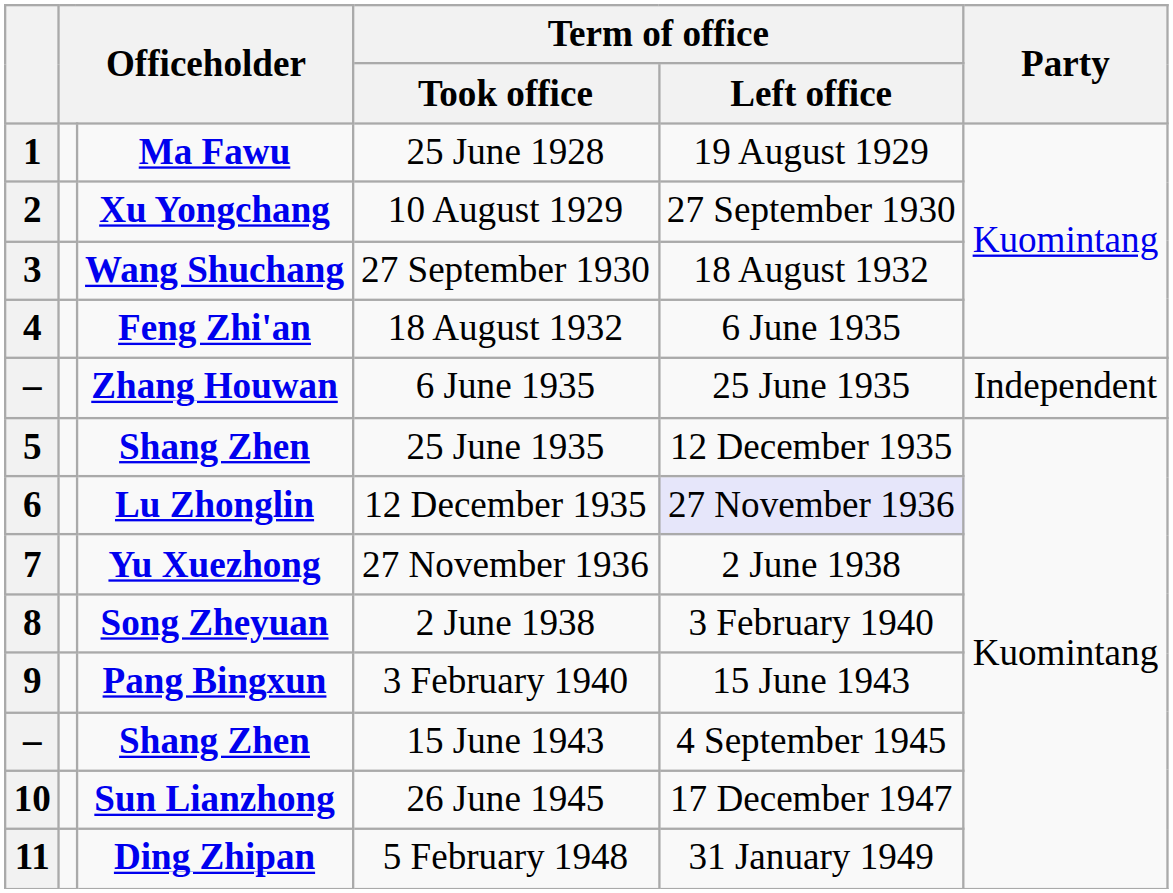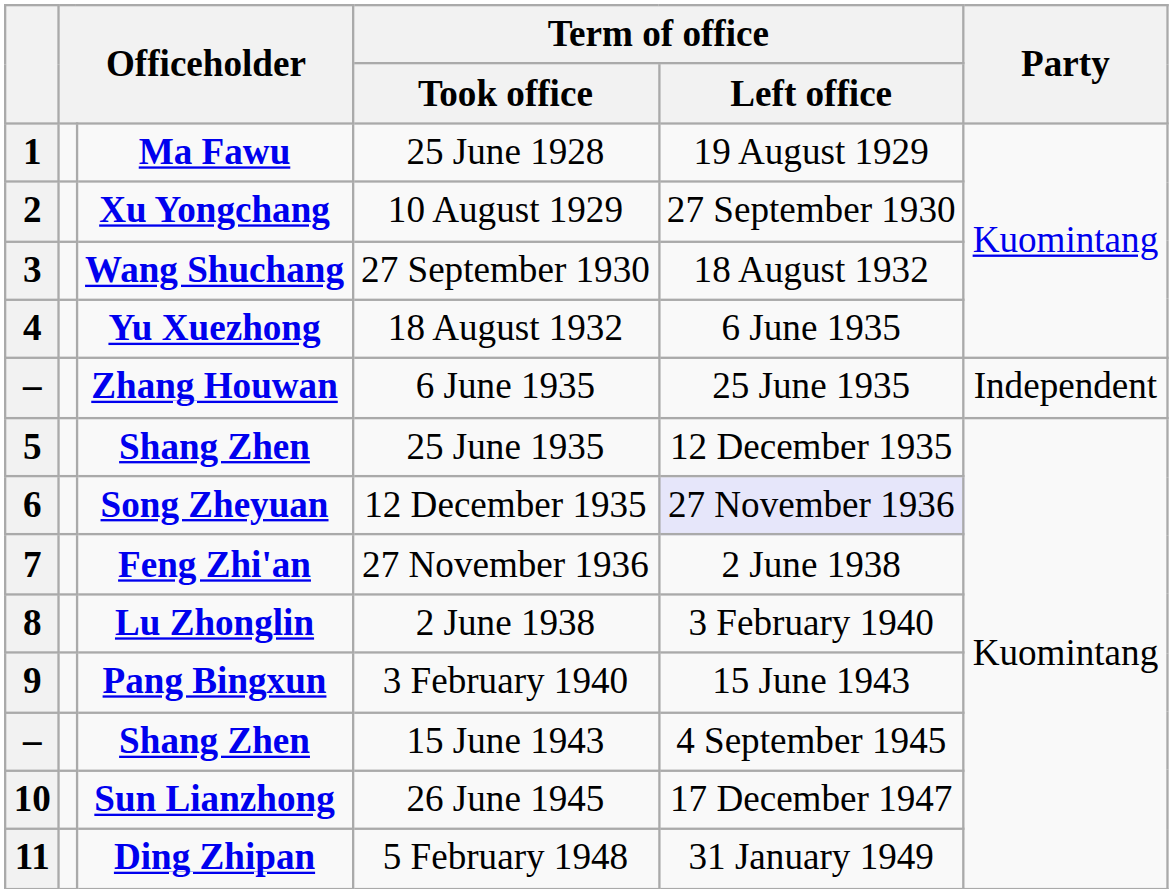(215, 328) Feng Zhi'an -> (215, 328) Yu Xuezhong
(215, 504) Lu Zhonglin -> (215, 504) Song Zheyuan
(215, 563) Yu Xuezhong -> (215, 563) Feng Zhi'an
(215, 622) Song Zheyuan -> (215, 622) Lu Zhonglin
